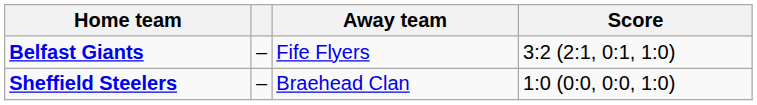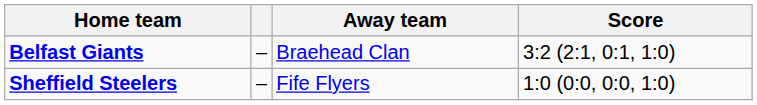(323, 52) Fife Flyers -> (343, 52) Braehead Clan
(343, 83) Braehead Clan -> (323, 83) Fife Flyers
